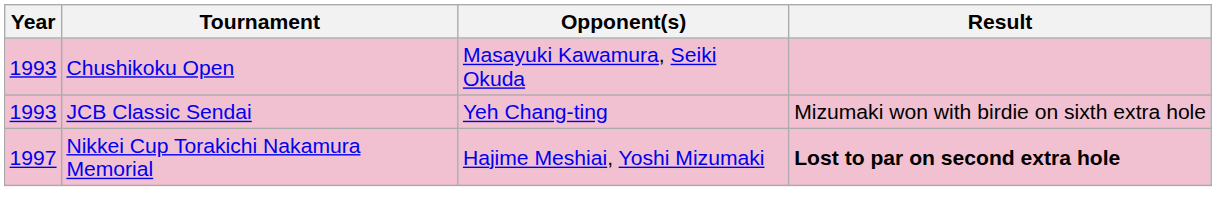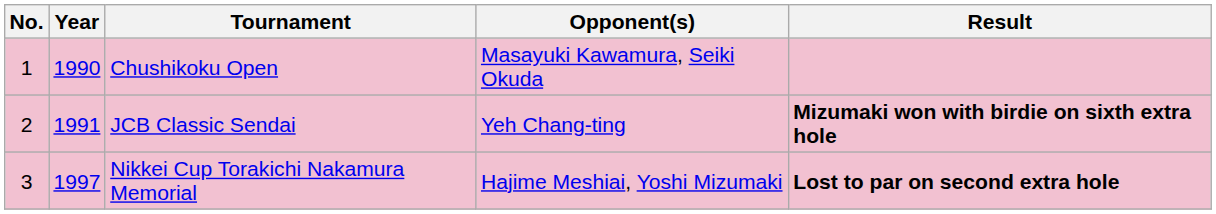+ column: (27, 22)
(33, 67) 1993 -> (77, 67) 1990
(33, 112) 1993 -> (77, 124) 1991
(1000, 112) normal -> (992, 124) bold
